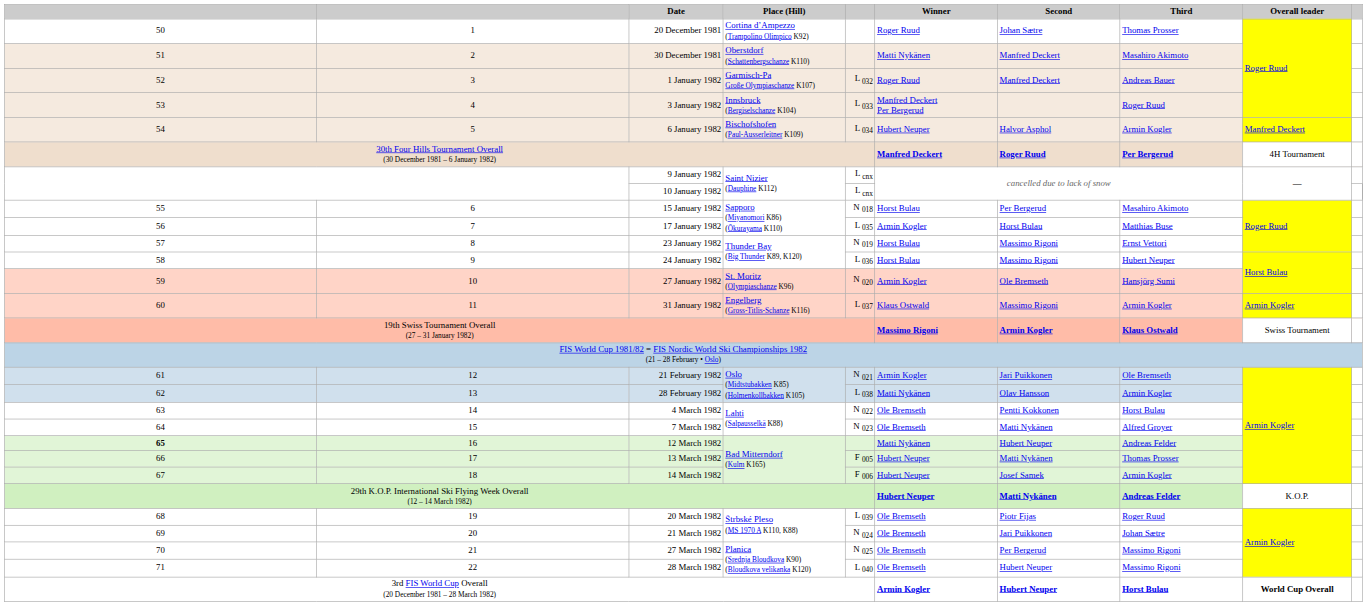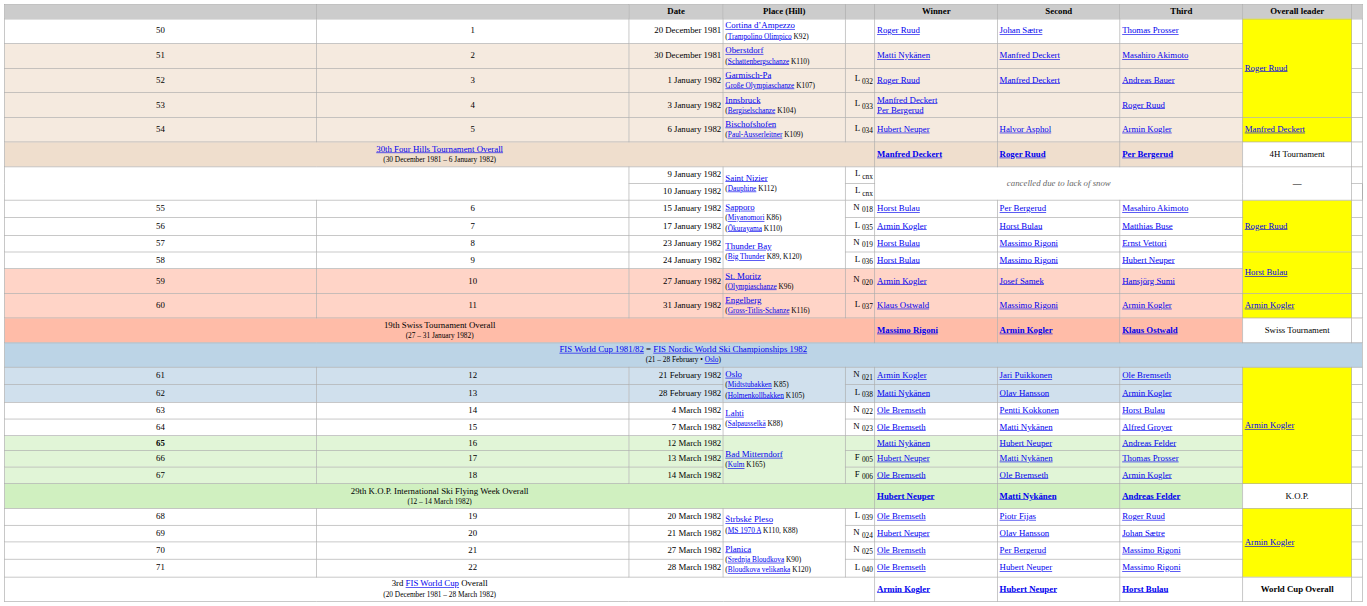(1024, 280) Ole Bremseth -> (1022, 280) Josef Samek
(903, 475) Hubert Neuper -> (901, 475) Ole Bremseth
(1022, 475) Josef Samek -> (1024, 475) Ole Bremseth
(901, 533) Ole Bremseth -> (903, 533) Hubert Neuper
(1026, 533) Jari Puikkonen -> (1024, 533) Olav Hansson
